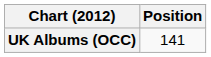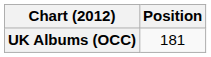(173, 40) 141 -> (173, 40) 181
